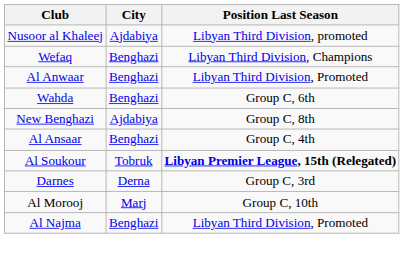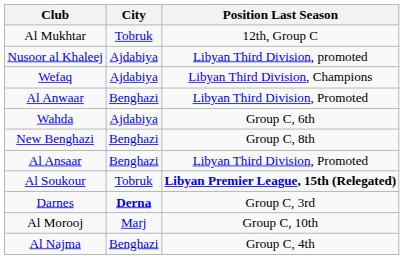+ row: (55, 35)
(134, 56) Benghazi -> (134, 77) Ajdabiya
(134, 98) Benghazi -> (134, 118) Ajdabiya
(134, 118) Ajdabiya -> (134, 139) Benghazi
(280, 139) Group C, 4th -> (280, 160) Libyan Third Division, Promoted
(134, 181) normal -> (134, 202) bold
(280, 222) Libyan Third Division, Promoted -> (280, 243) Group C, 4th
